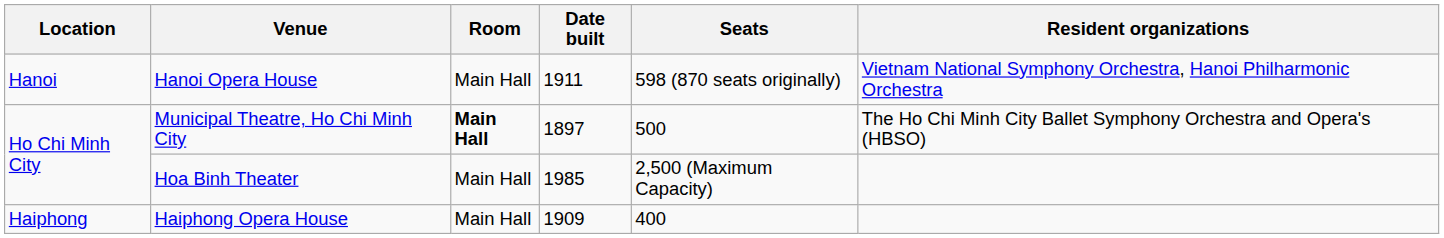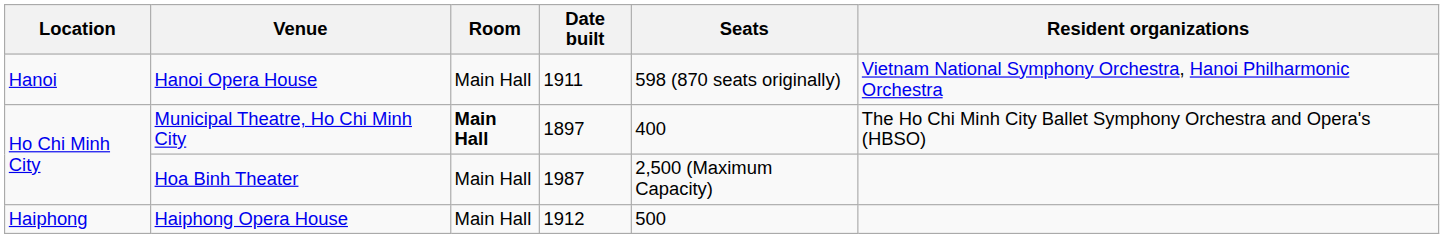(651, 129) 500 -> (651, 129) 400
(564, 179) 1985 -> (564, 179) 1987
(564, 218) 1909 -> (564, 218) 1912
(651, 218) 400 -> (651, 218) 500
